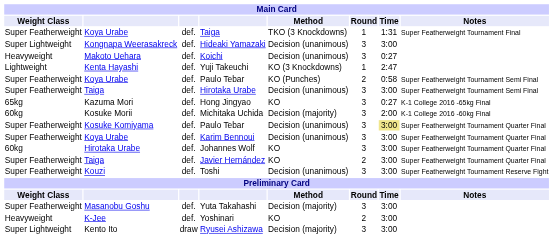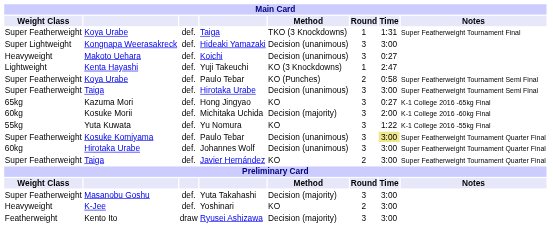+ row: (108, 125)
- row: (106, 137)
(274, 148) KO -> (308, 148) Decision (unanimous)
- row: (95, 172)
(38, 230) Super Lightweight -> (31, 218) Featherweight
